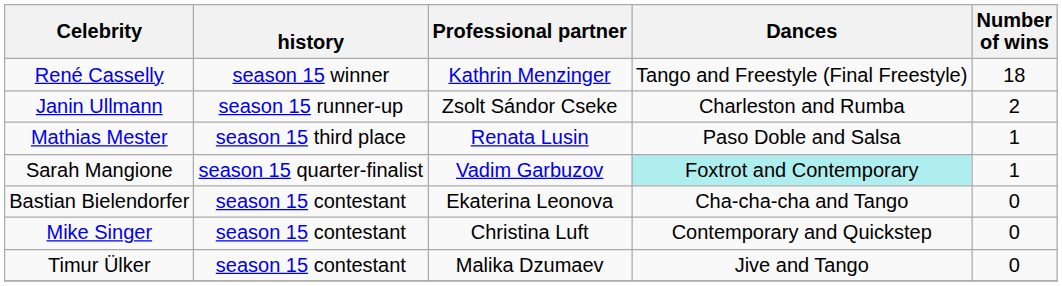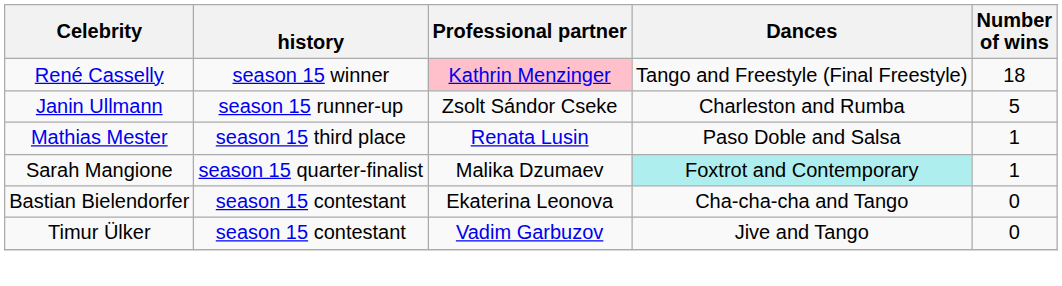(530, 74) no background -> (530, 74) pink background
(1014, 106) 2 -> (1014, 106) 5
(530, 169) Vadim Garbuzov -> (530, 169) Malika Dzumaev
- row: (99, 233)
(530, 264) Malika Dzumaev -> (530, 233) Vadim Garbuzov
